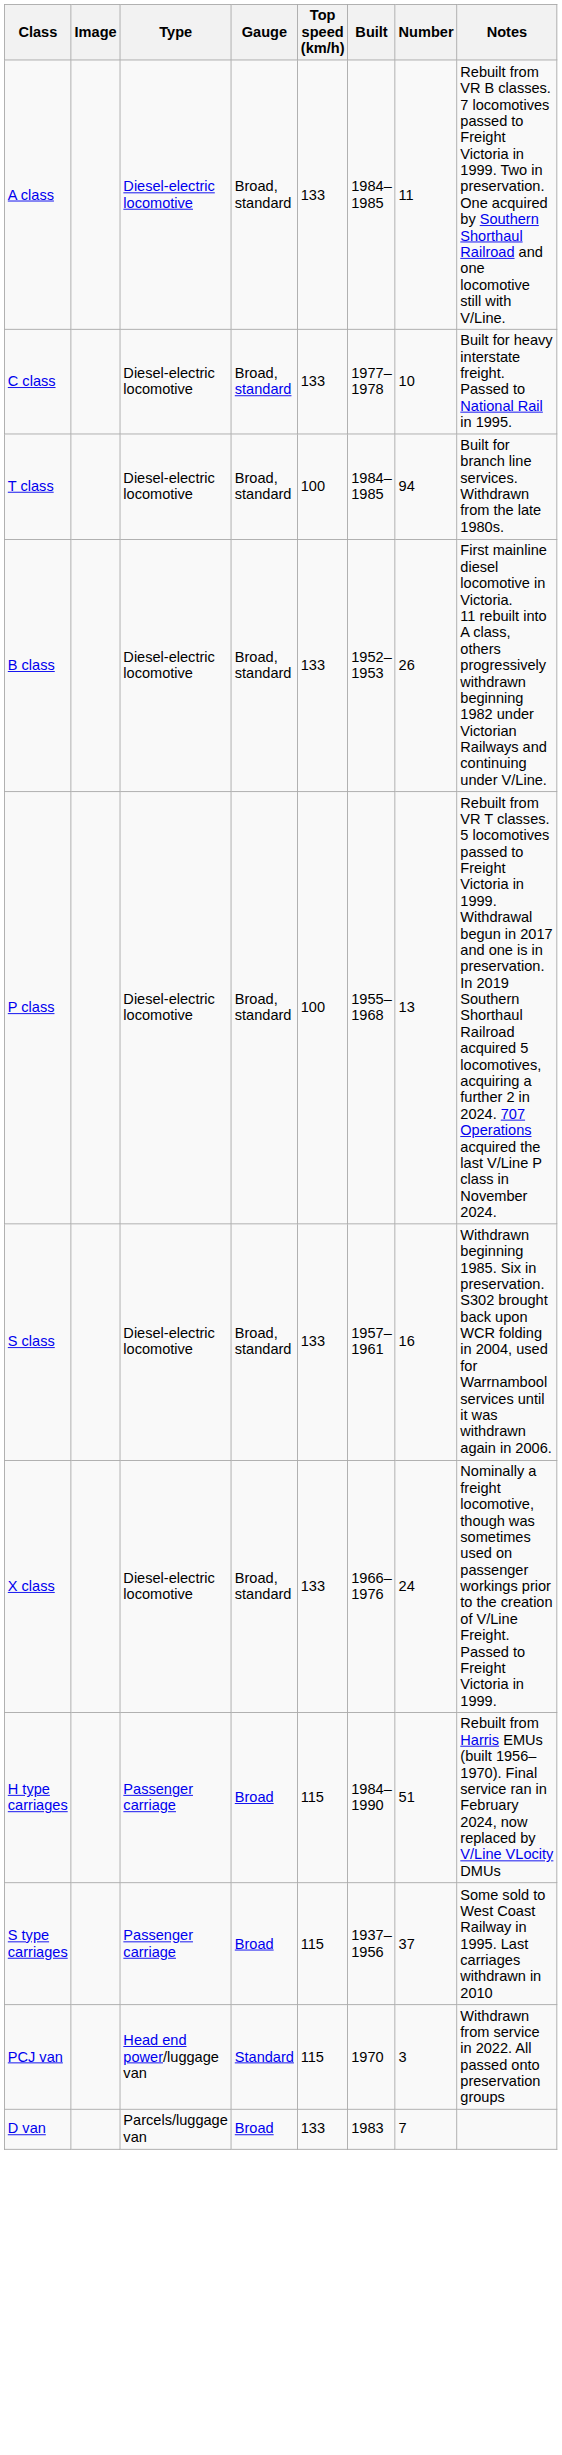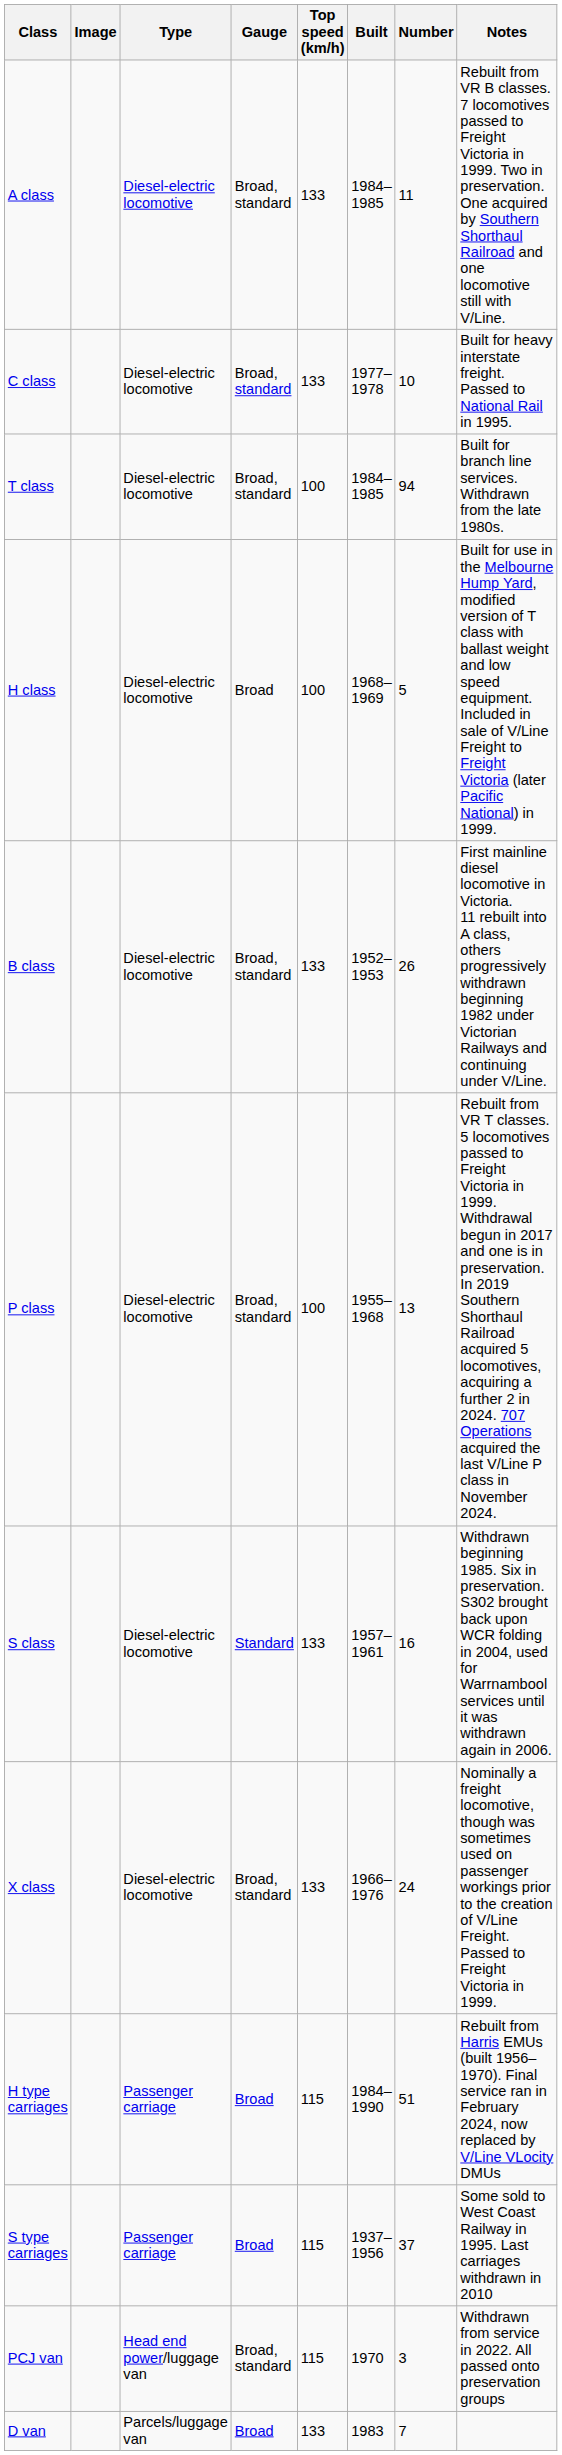+ row: (32, 689)
(263, 1342) Broad, standard -> (264, 1643) Standard
(264, 2056) Standard -> (263, 2358) Broad, standard
